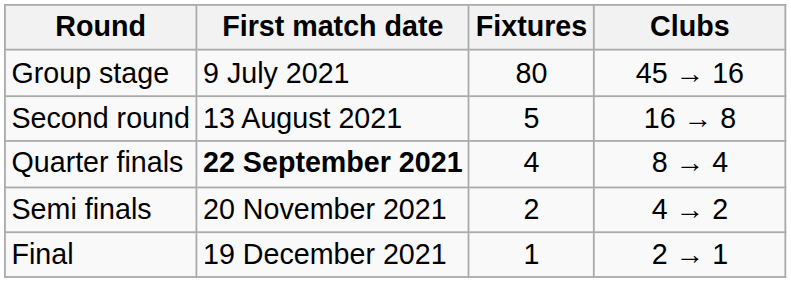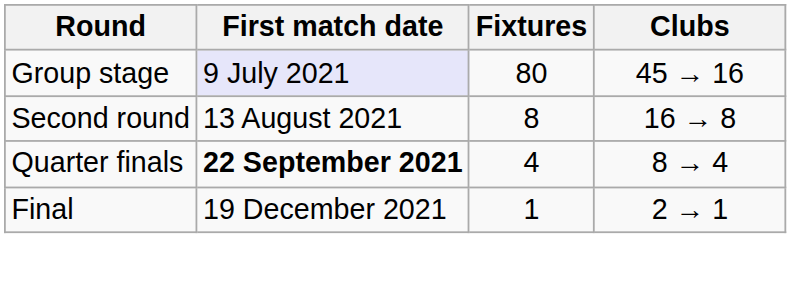(276, 72) no background -> (276, 72) lavender background
(531, 118) 5 -> (531, 118) 8
- row: (82, 208)
